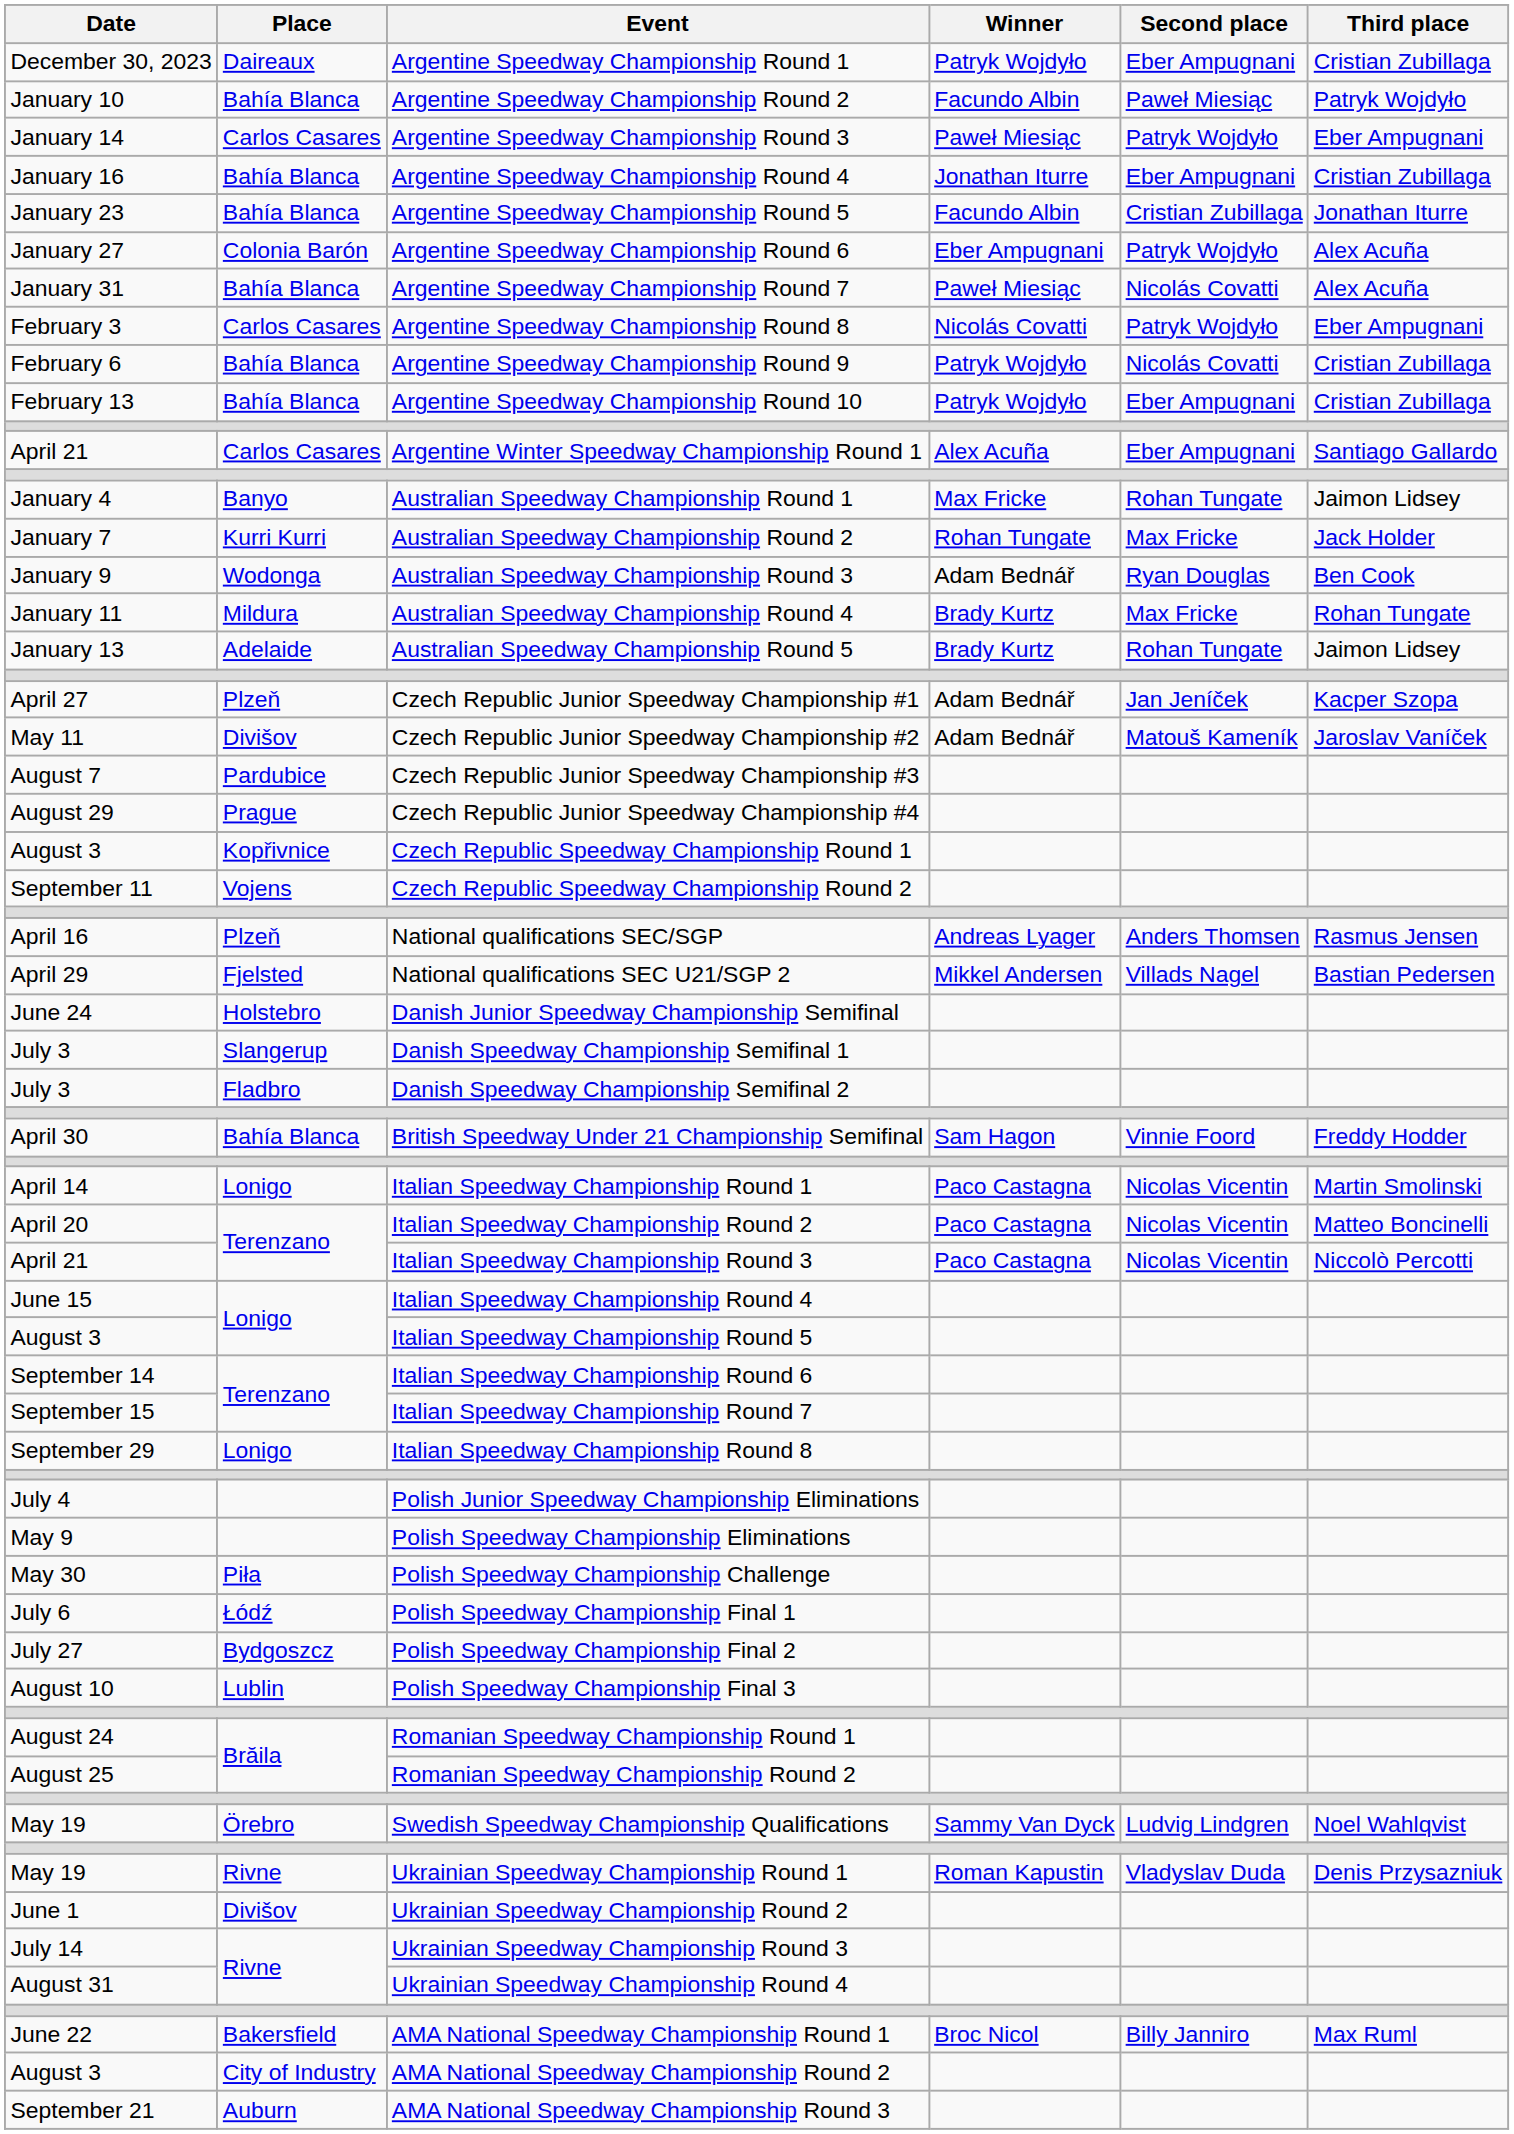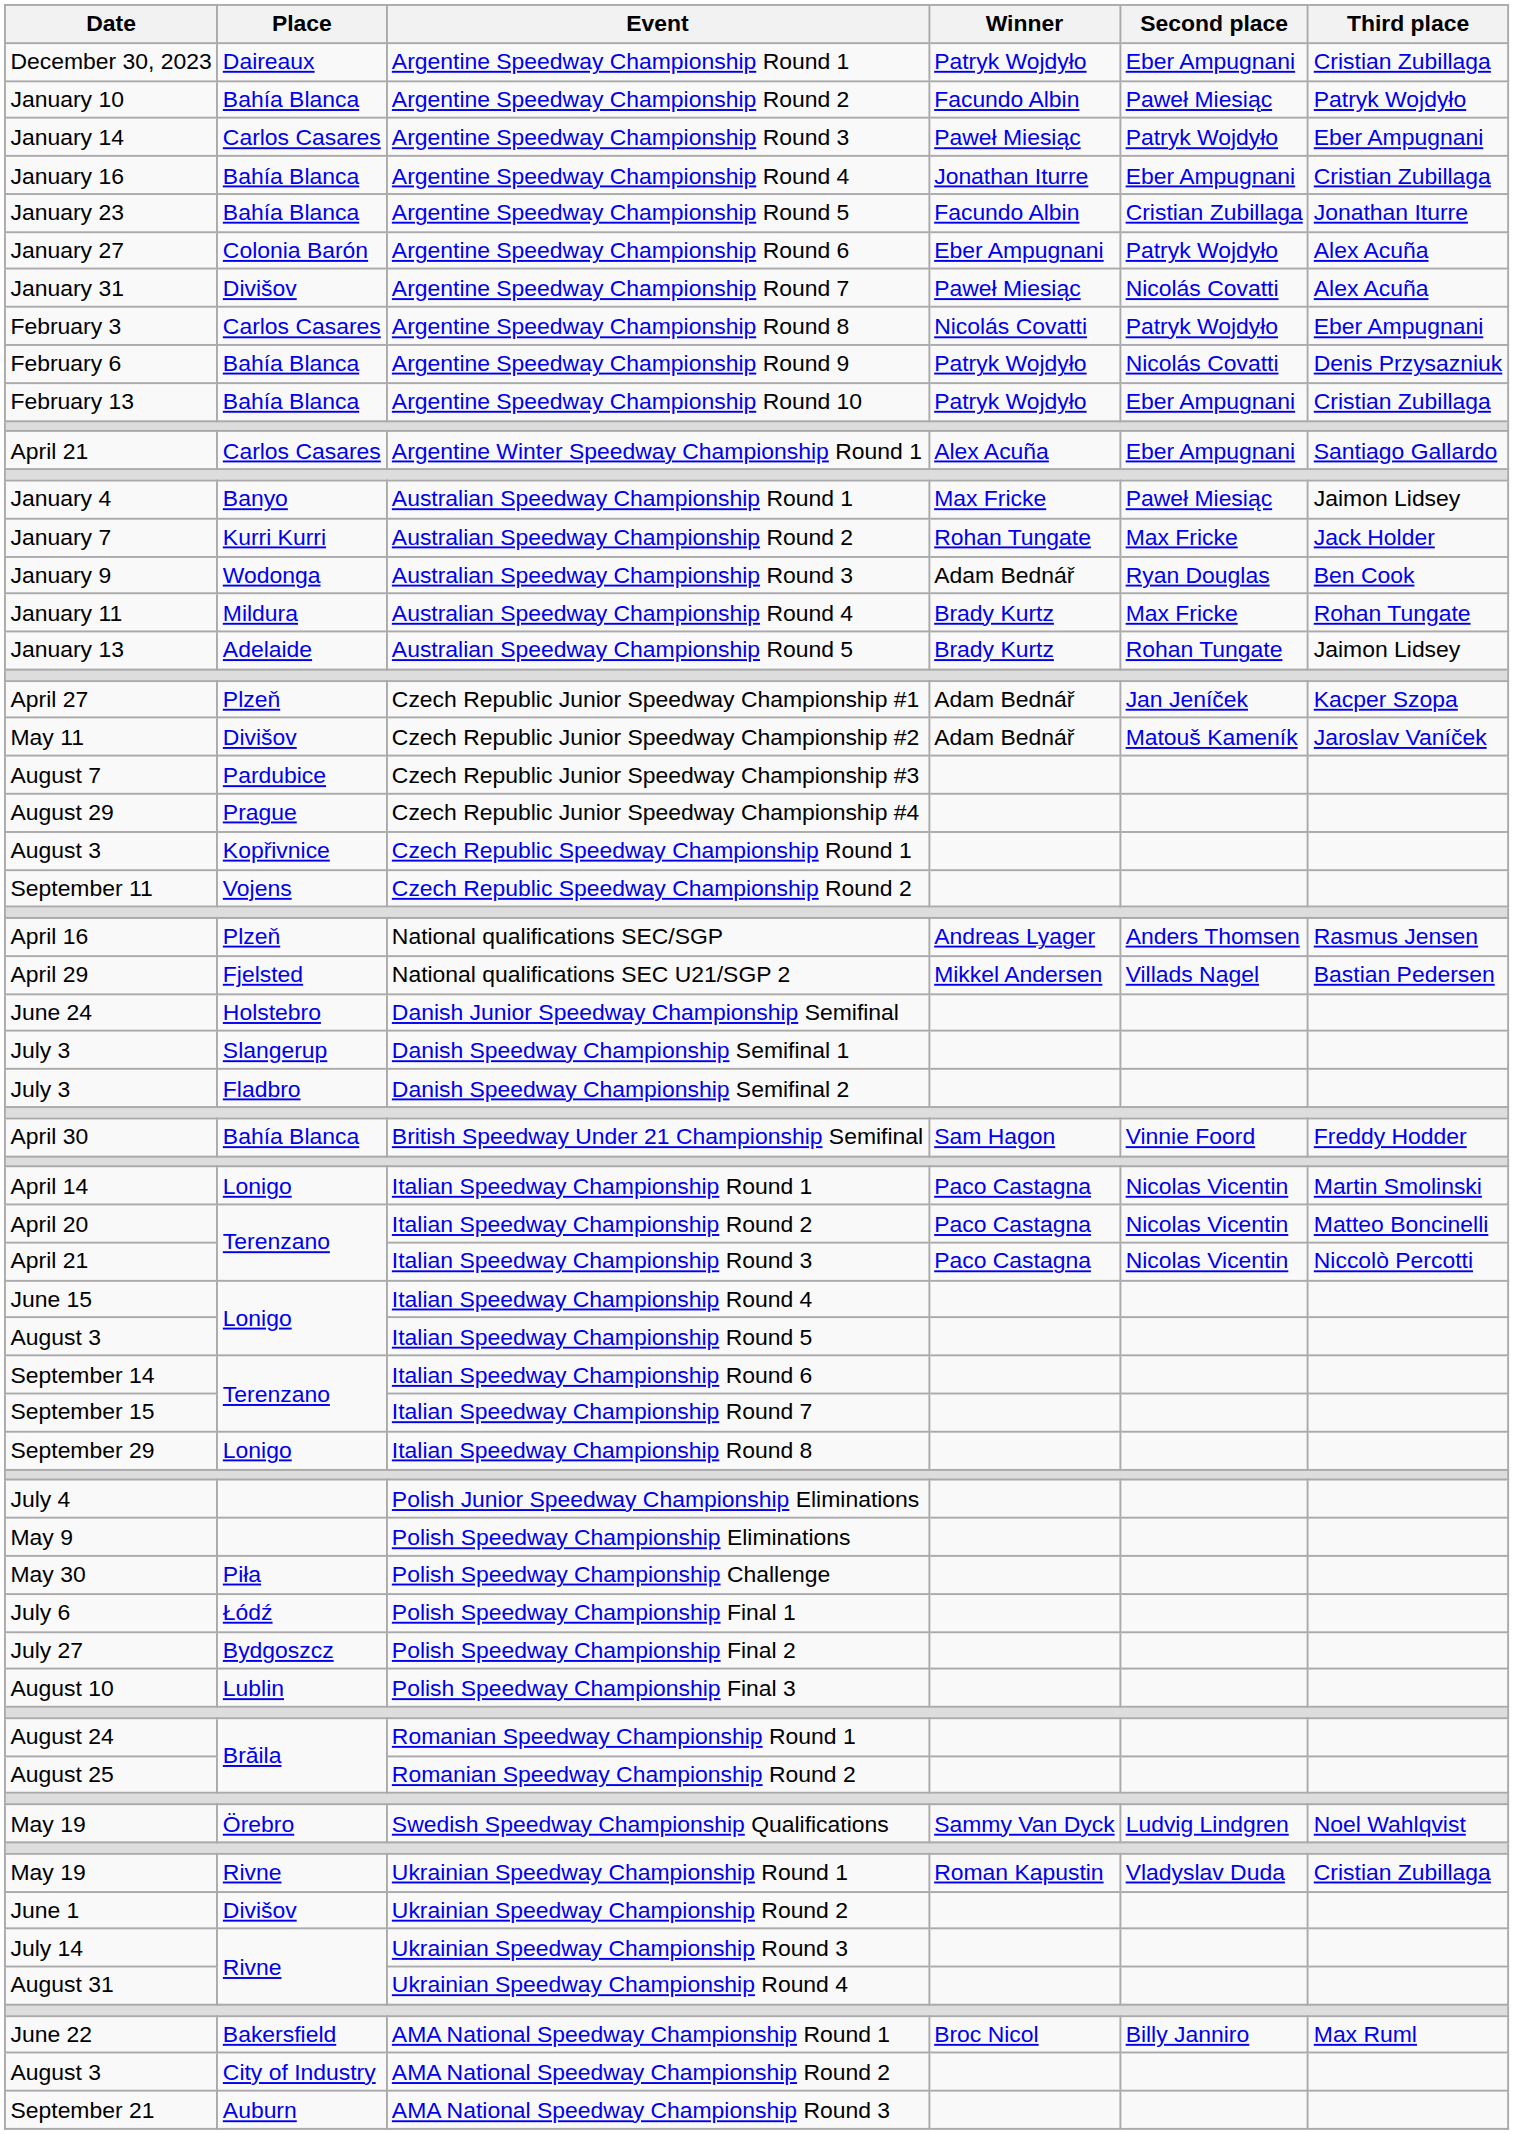(291, 288) Bahía Blanca -> (260, 288) Divišov
(1402, 364) Cristian Zubillaga -> (1408, 364) Denis Przysazniuk
(1204, 499) Rohan Tungate -> (1199, 499) Paweł Miesiąc
(1408, 1872) Denis Przysazniuk -> (1402, 1872) Cristian Zubillaga
